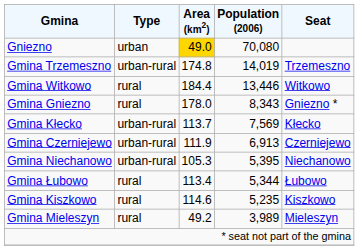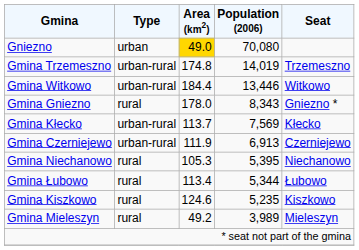(129, 85) rural -> (147, 85) urban-rural
(147, 161) urban-rural -> (129, 161) rural
(197, 199) 114.6 -> (197, 199) 124.6
